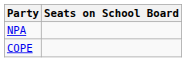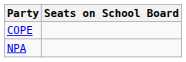rows swapped: (17, 30) <-> (20, 48)
